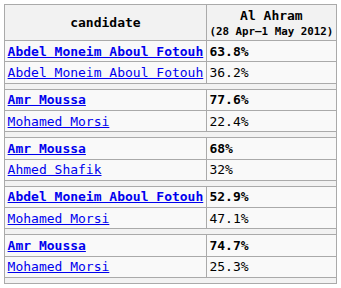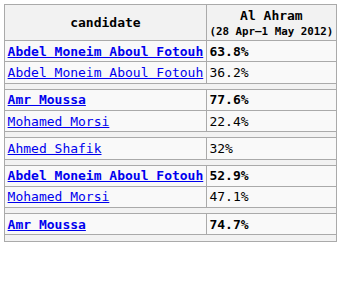- row: (221, 148)
- row: (229, 267)
